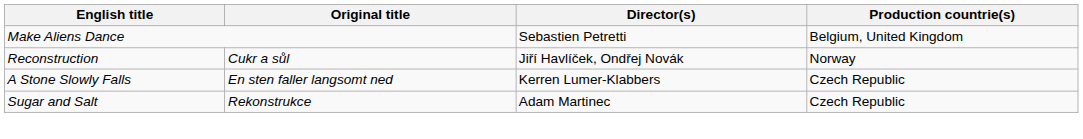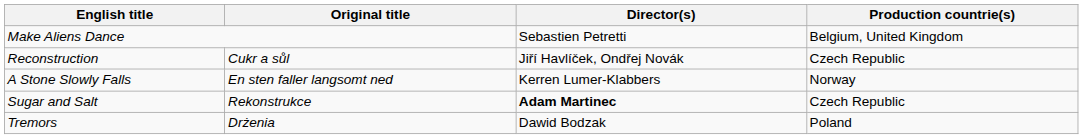(833, 58) Norway -> (857, 58) Czech Republic
(857, 79) Czech Republic -> (833, 79) Norway
(565, 101) normal -> (568, 101) bold
+ row: (32, 123)
